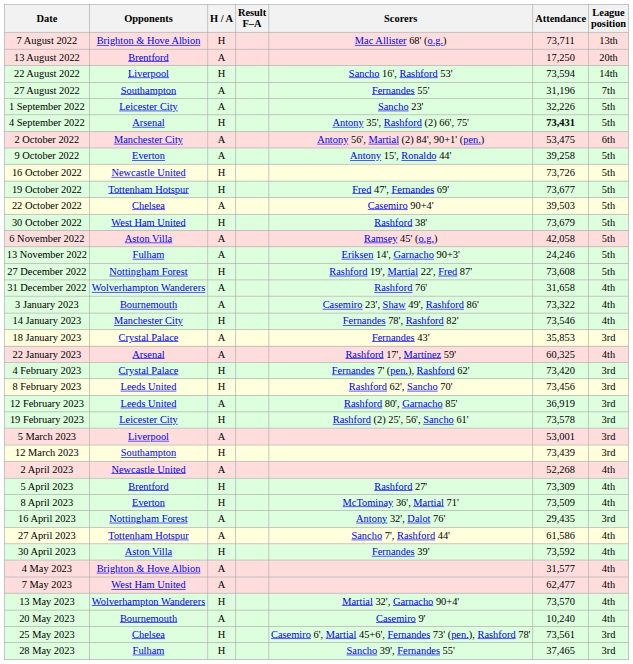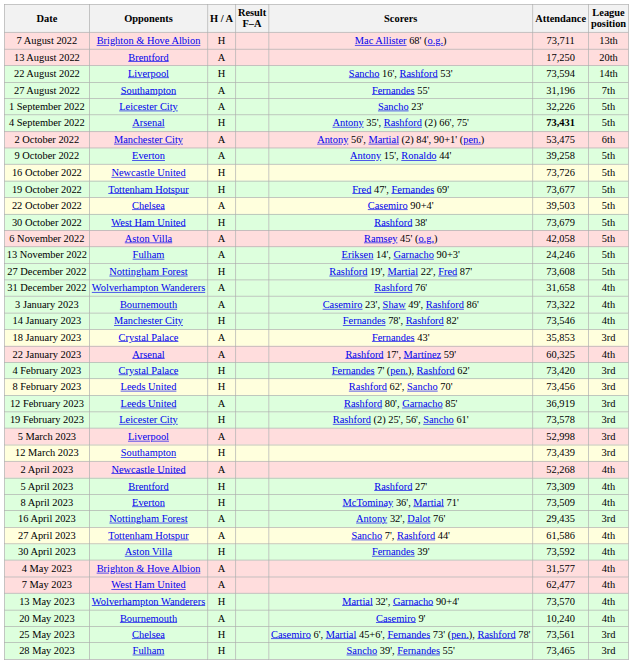(561, 436) 53,001 -> (561, 436) 52,998
(561, 651) 37,465 -> (561, 651) 73,465
